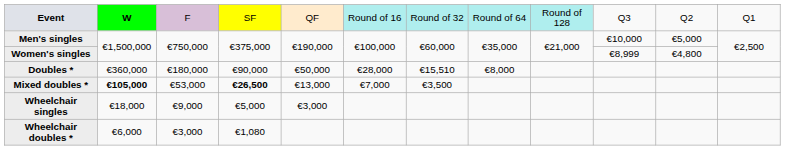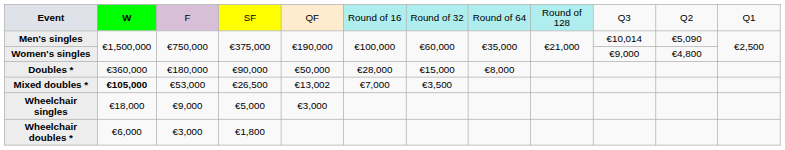(624, 39) €10,000 -> (624, 39) €10,014
(687, 39) €5,000 -> (687, 39) €5,090
(624, 54) €8,999 -> (624, 54) €9,000
(437, 70) €15,510 -> (437, 70) €15,000
(250, 85) bold -> (250, 85) normal
(312, 85) €13,000 -> (312, 85) €13,002
(250, 132) €1,080 -> (250, 132) €1,800
